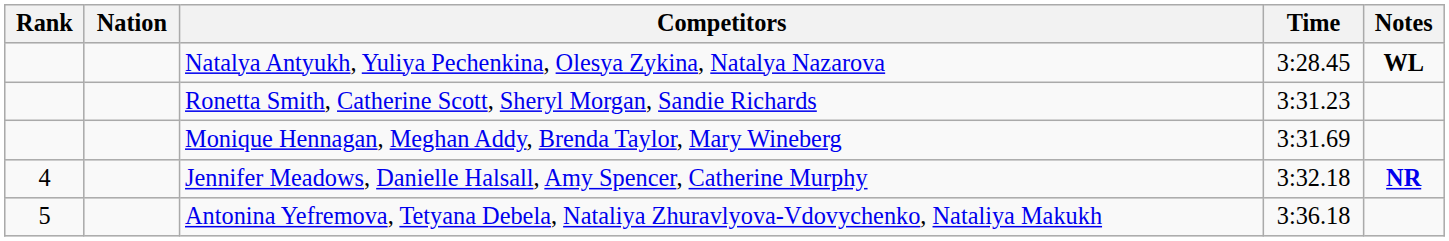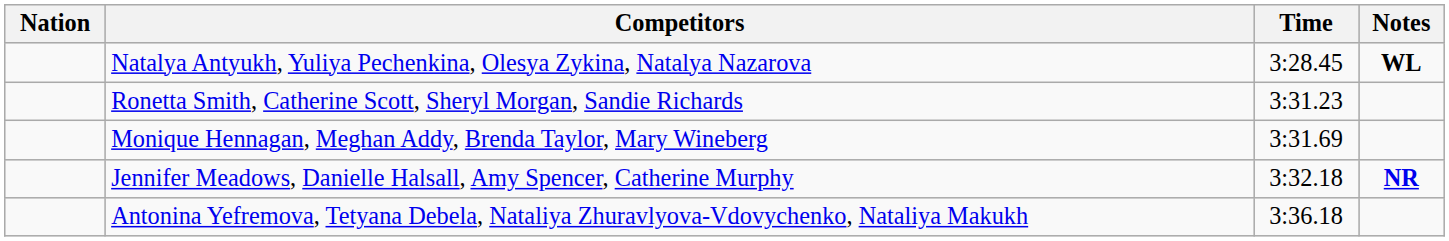- column: (44, 23)
